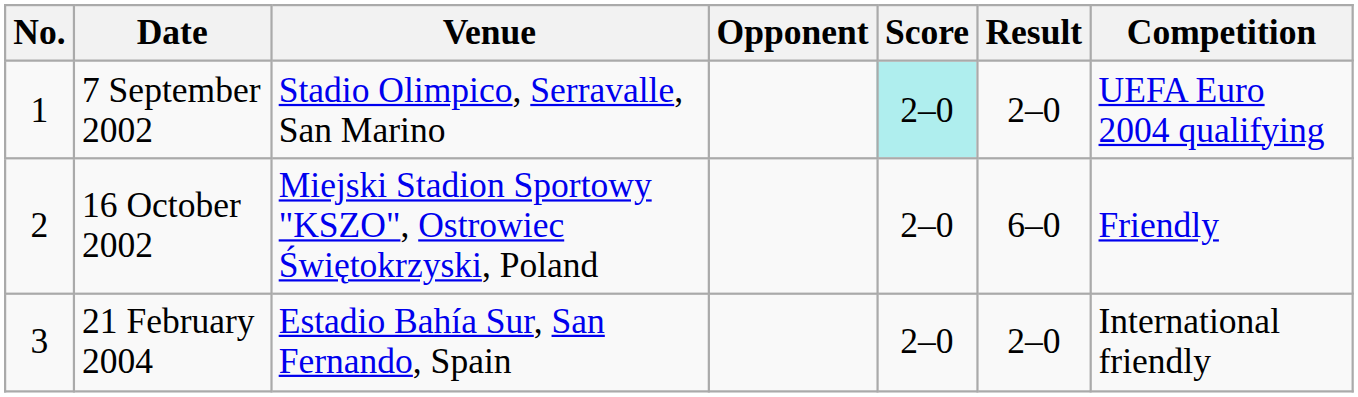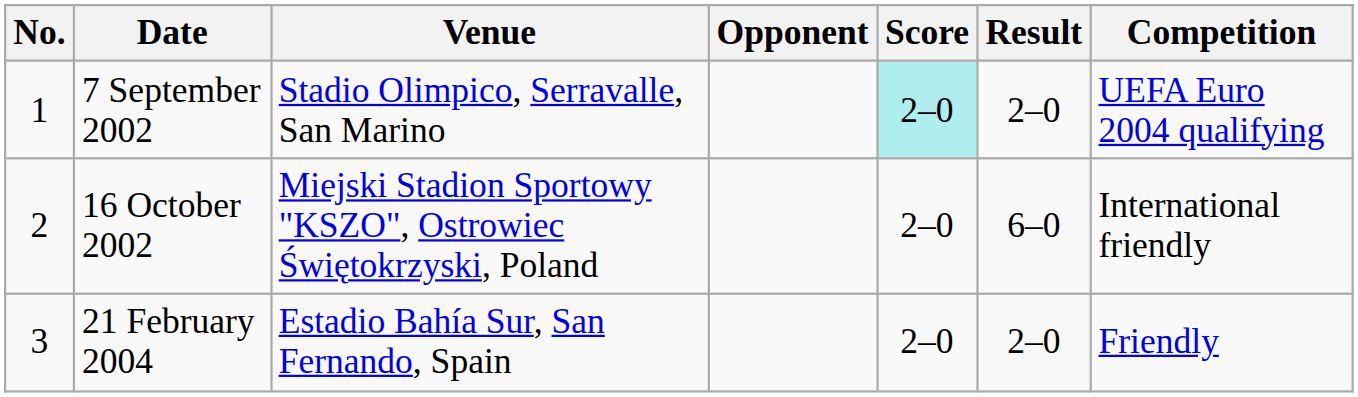(1159, 225) Friendly -> (1189, 225) International friendly
(1189, 341) International friendly -> (1159, 341) Friendly
